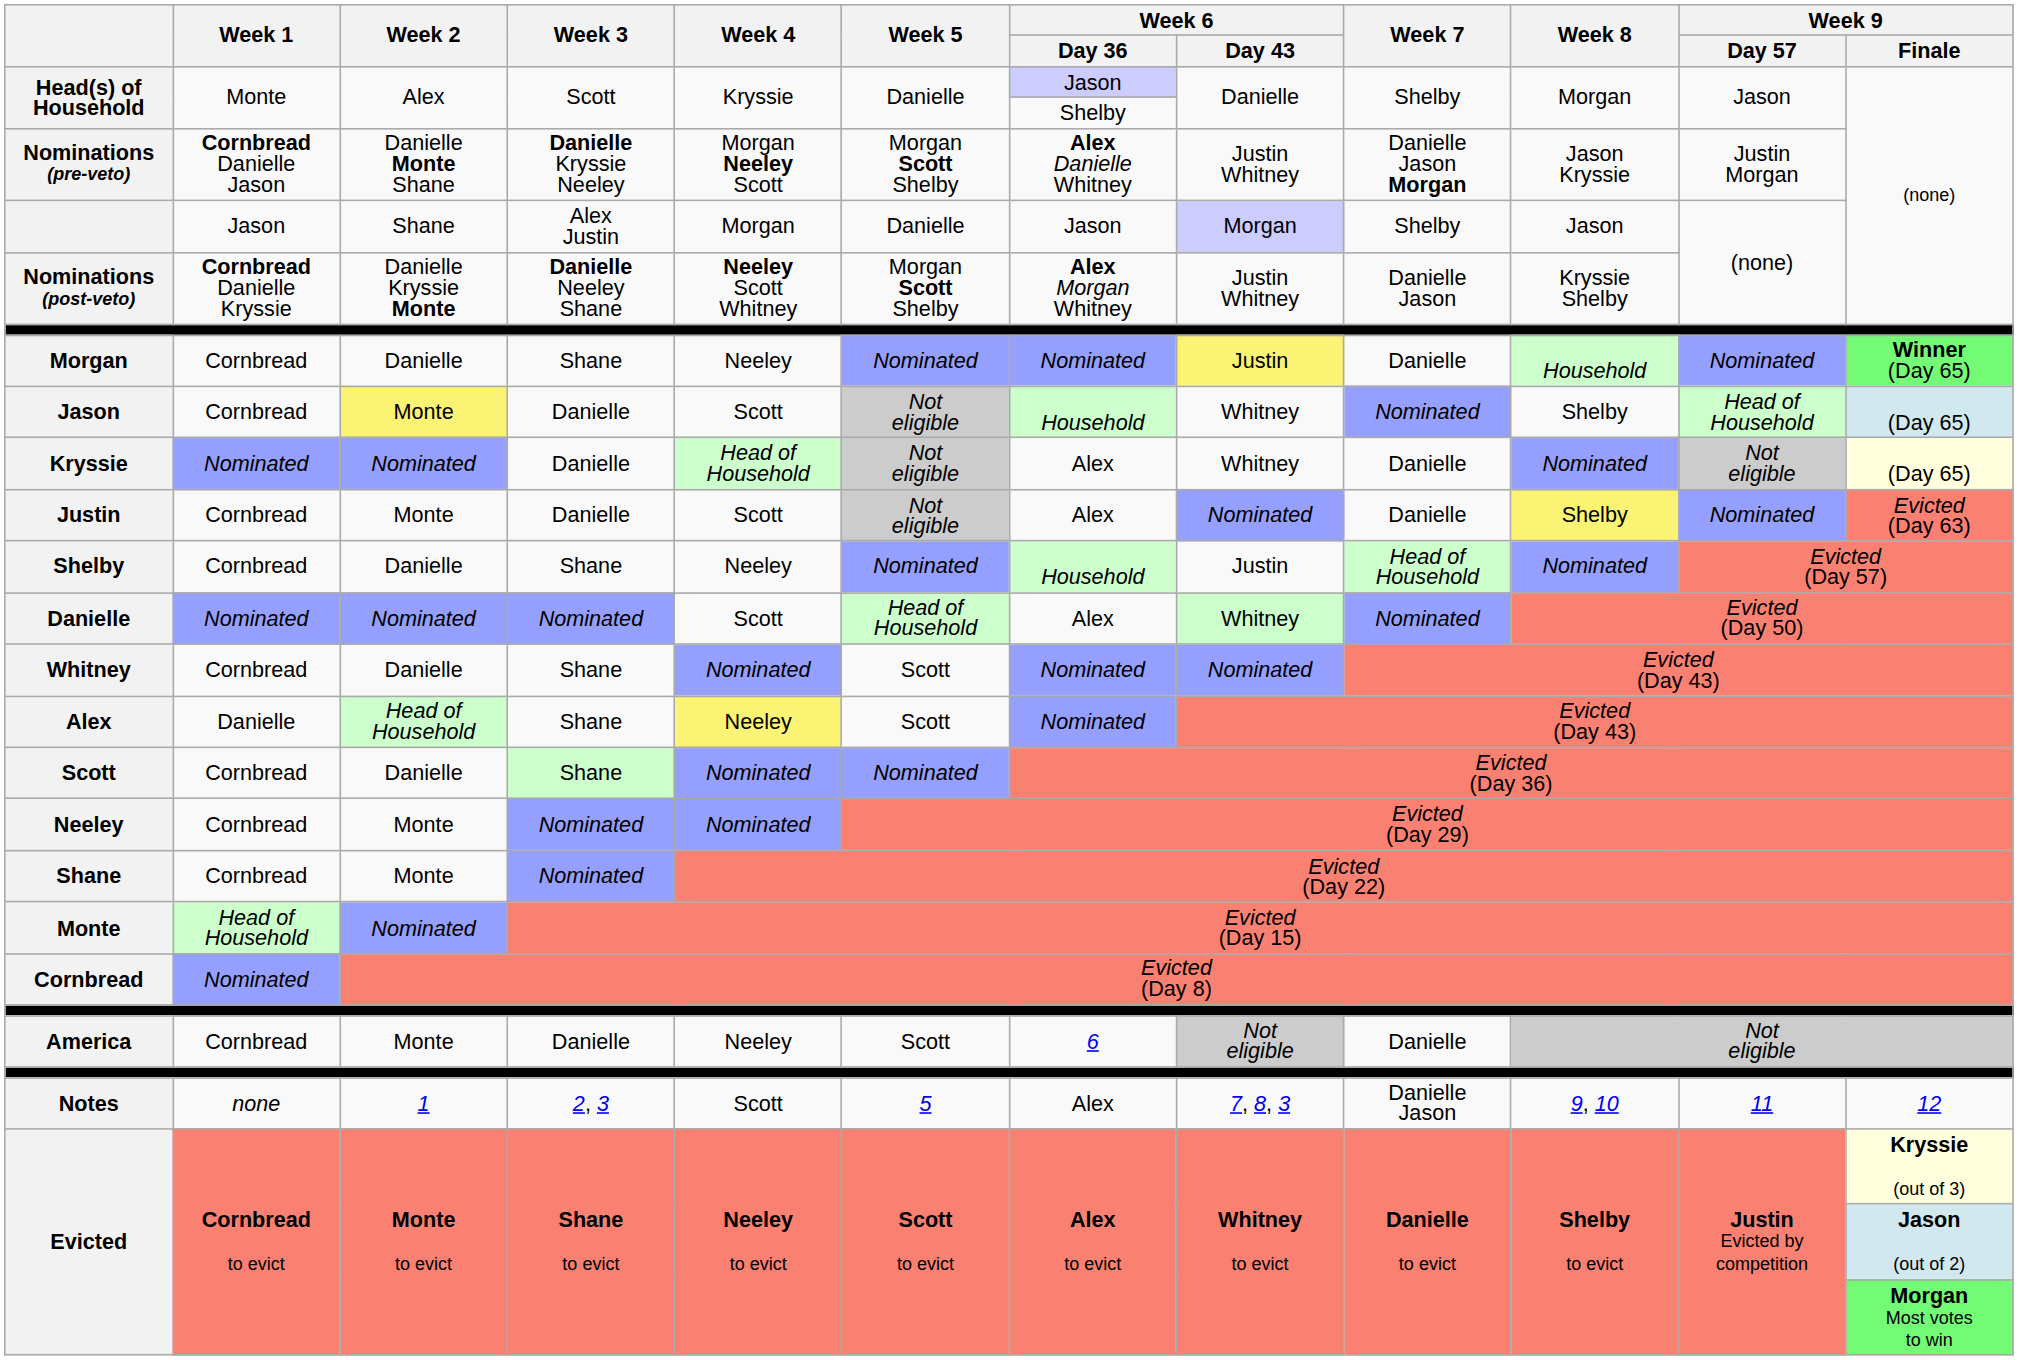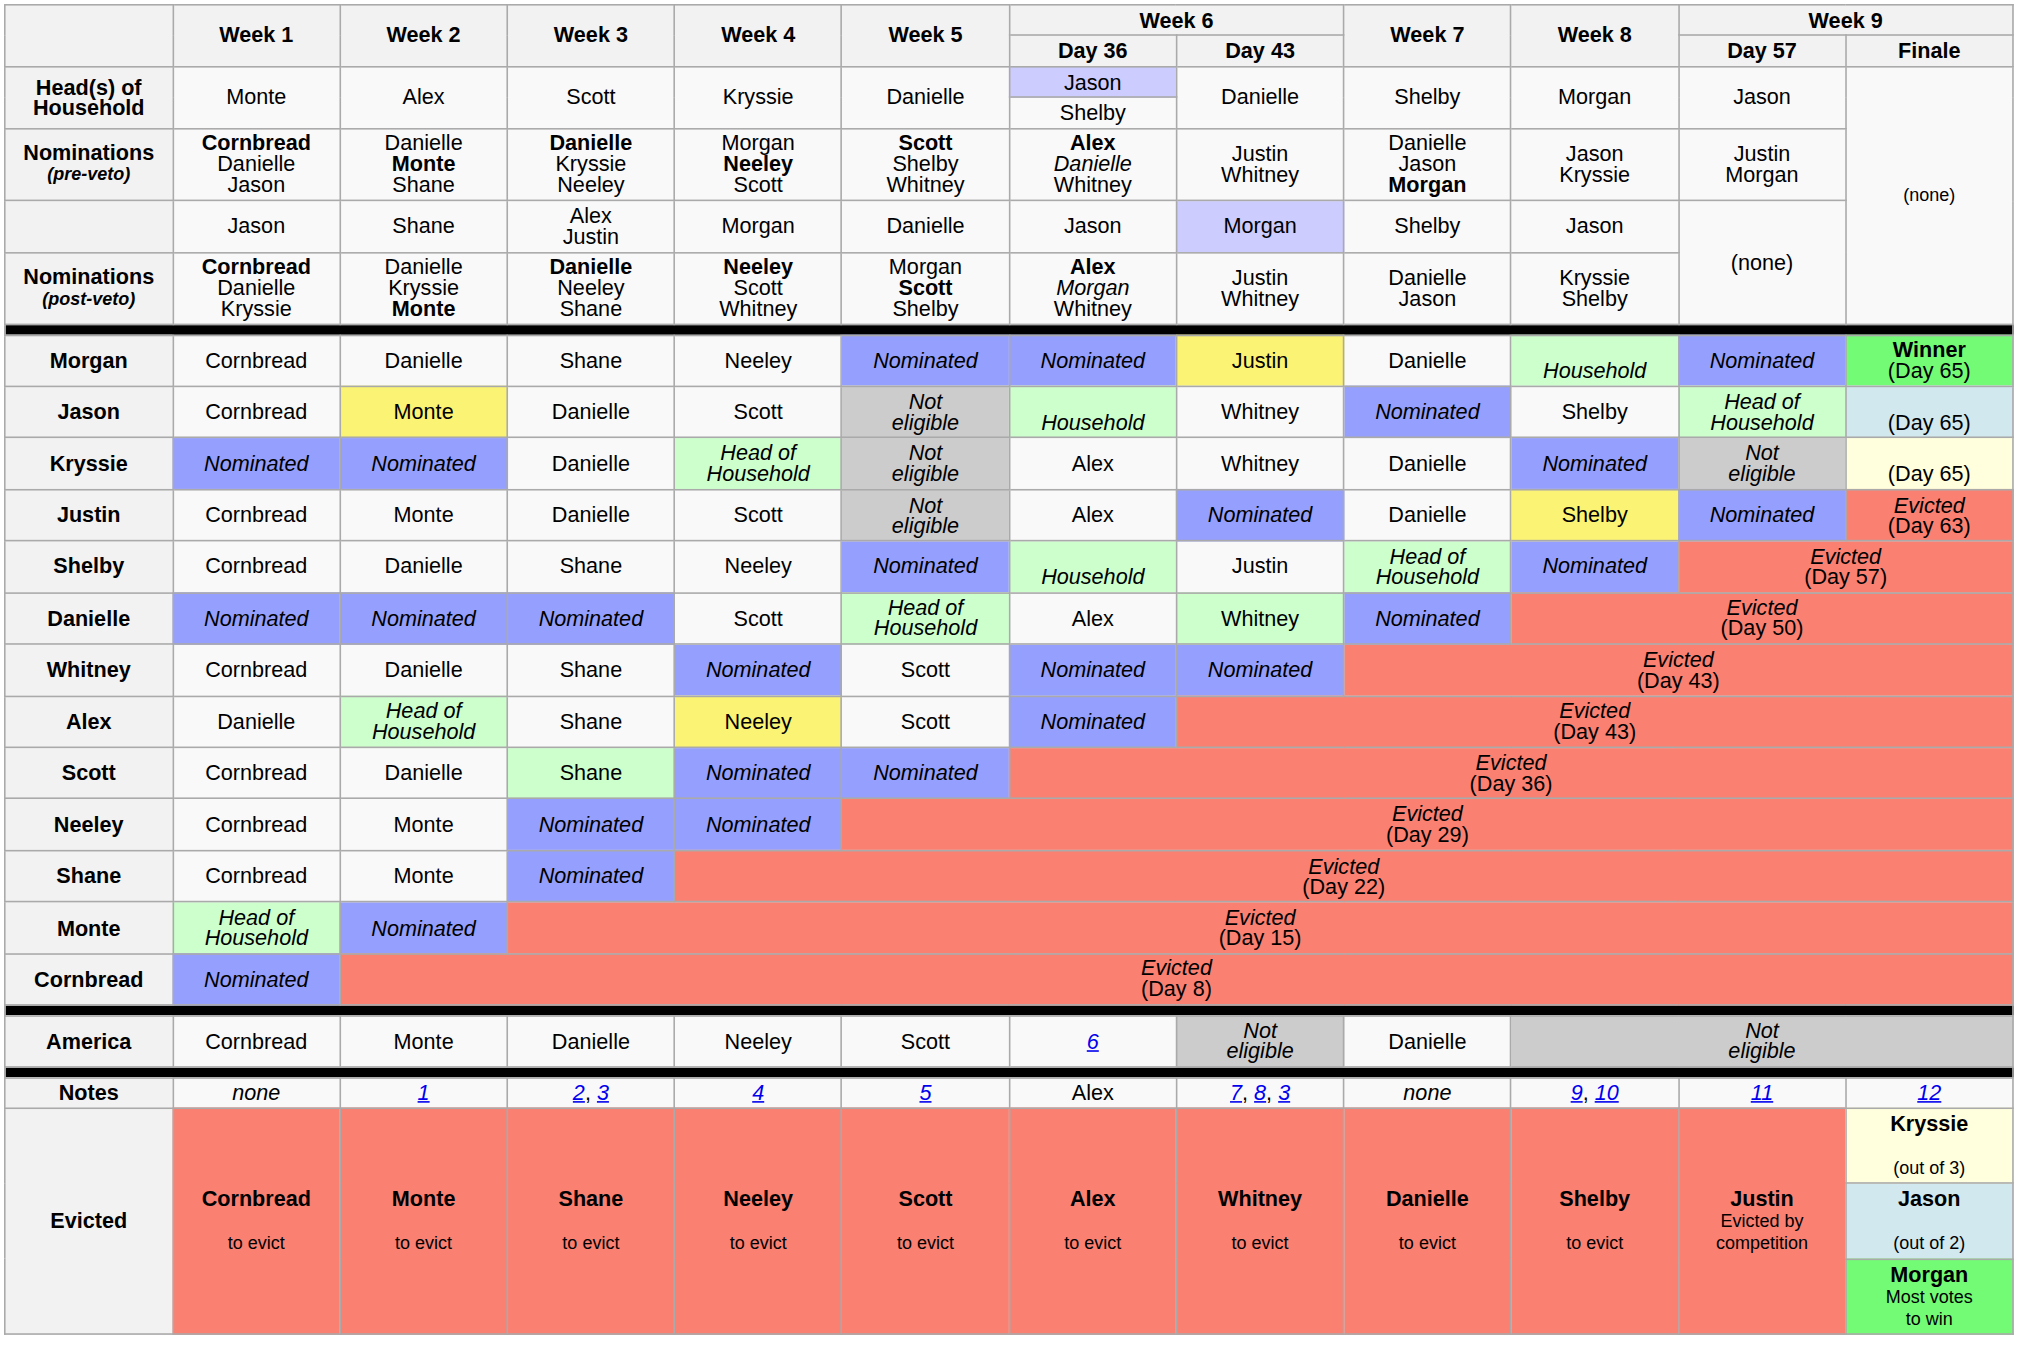(926, 164) Morgan Scott Shelby -> (925, 164) Scott Shelby Whitney
(758, 1103) Scott -> (758, 1092) 4
(1427, 1103) Danielle Jason -> (1427, 1092) none
